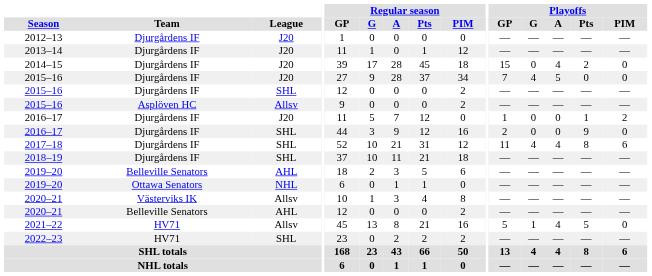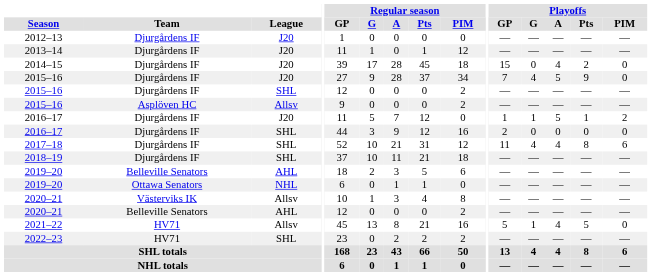(586, 77) 0 -> (586, 77) 9
(534, 118) 0 -> (534, 118) 1
(558, 118) 0 -> (558, 118) 5
(586, 131) 9 -> (586, 131) 0
